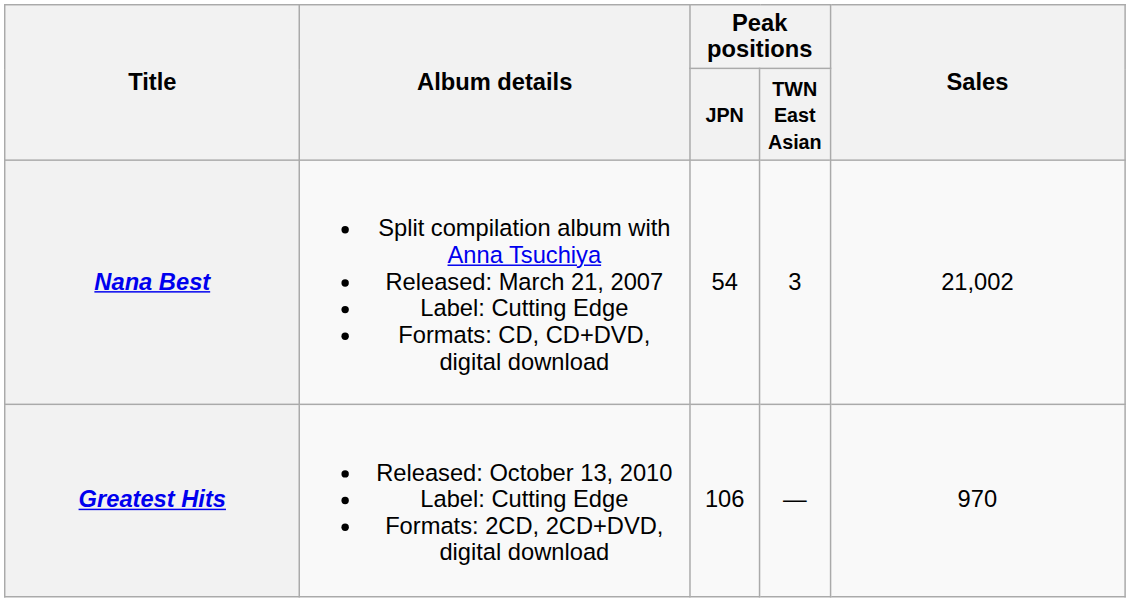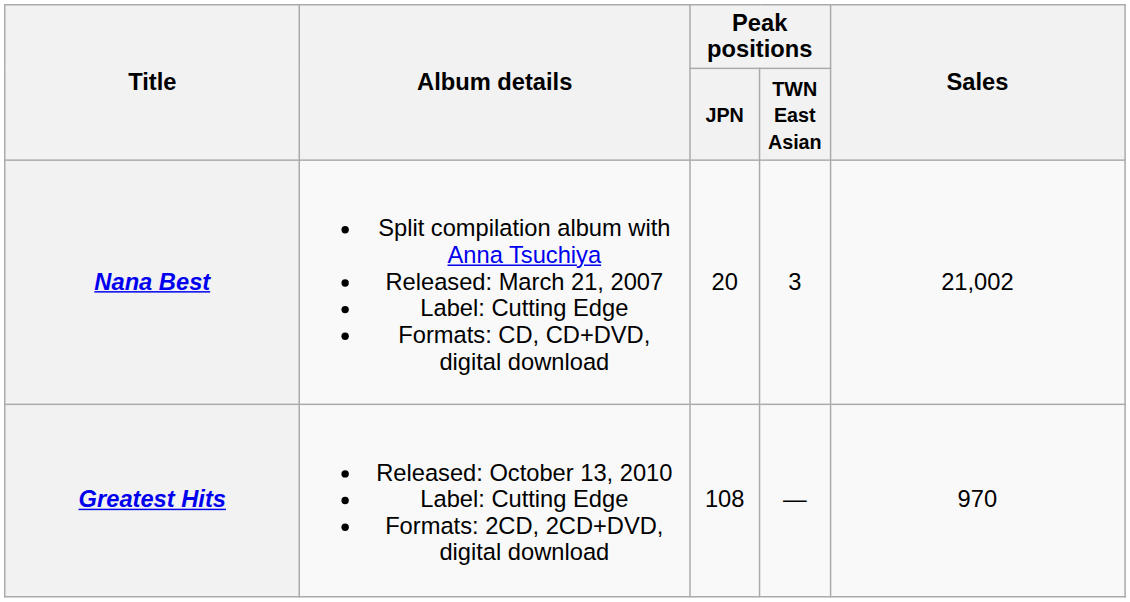(725, 281) 54 -> (725, 281) 20
(725, 500) 106 -> (725, 500) 108
